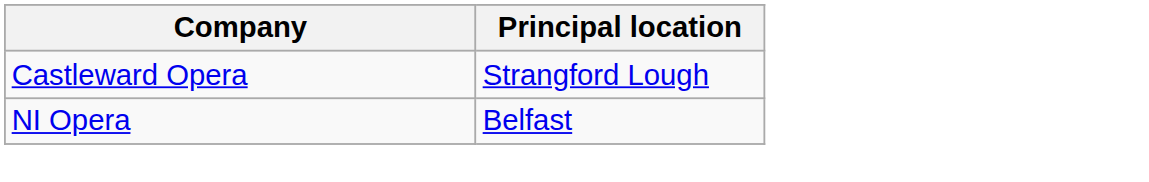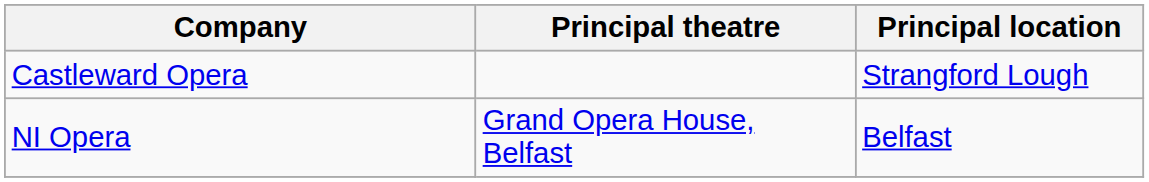+ column: (666, 27)
